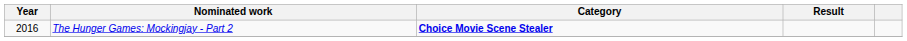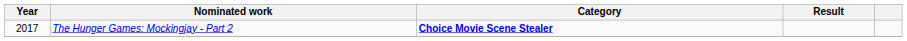(27, 28) 2016 -> (27, 28) 2017
